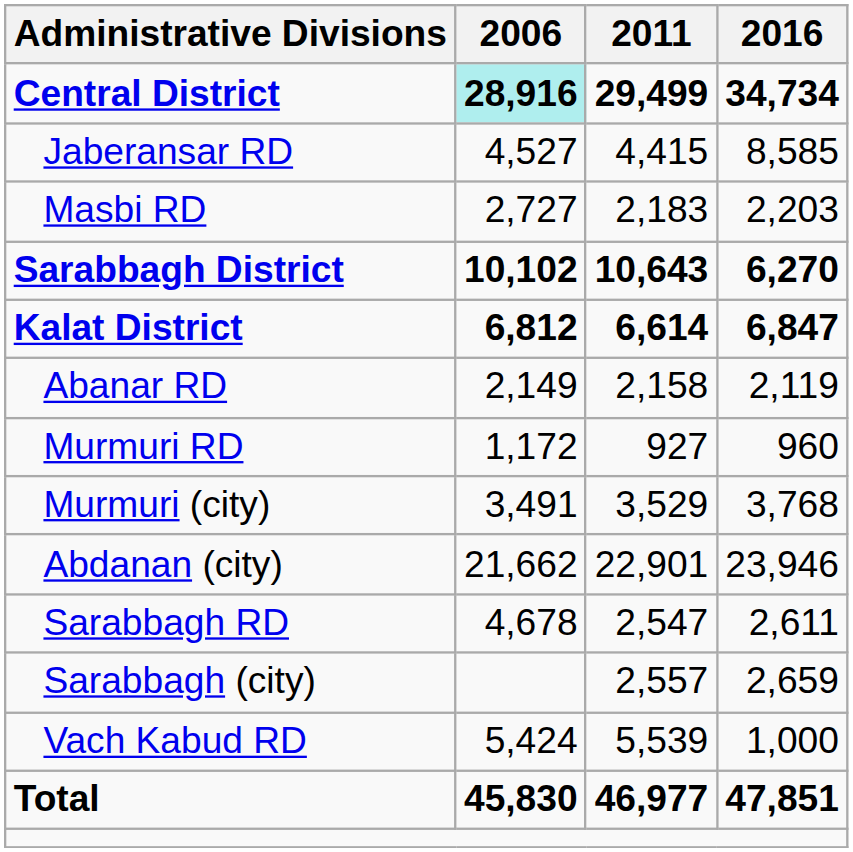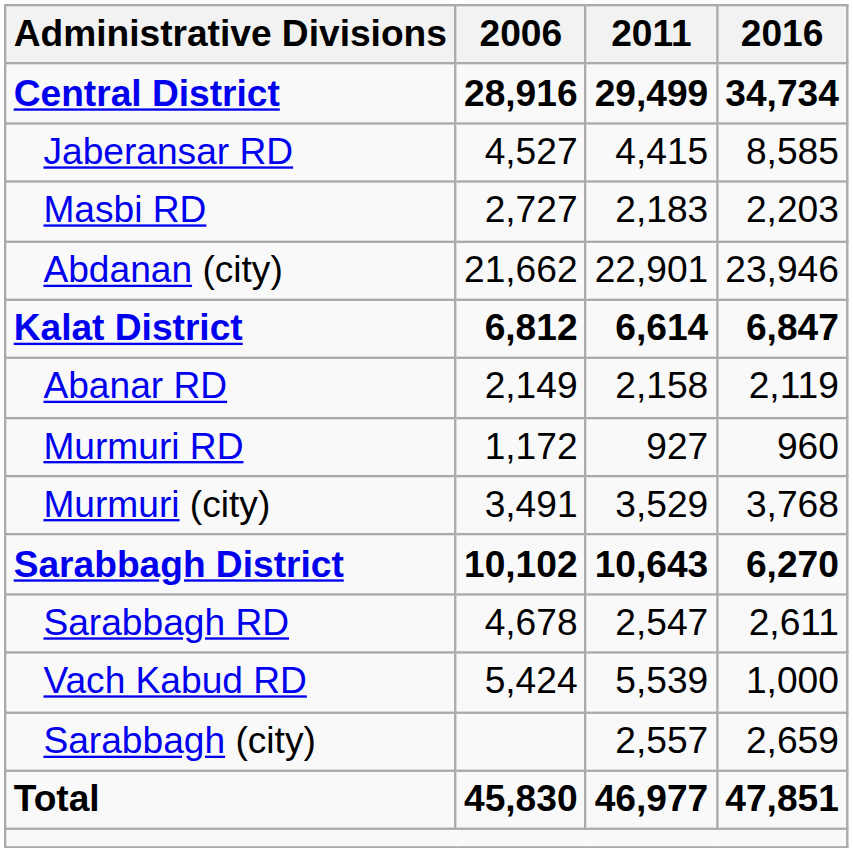(521, 92) paleturquoise background -> (521, 92) no background
rows swapped: (163, 563) <-> (179, 269)
rows swapped: (175, 740) <-> (180, 681)
